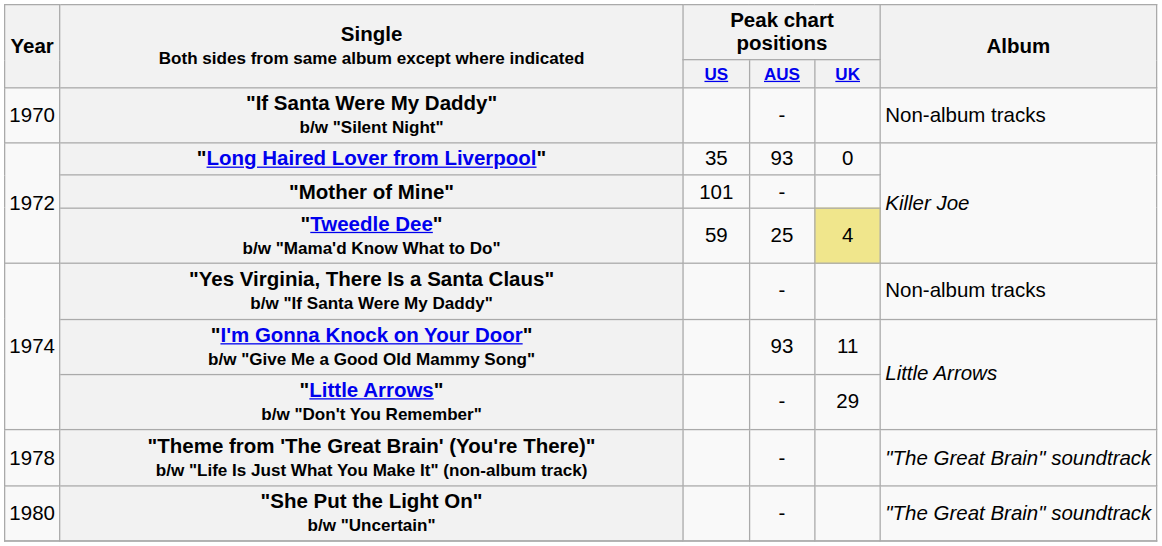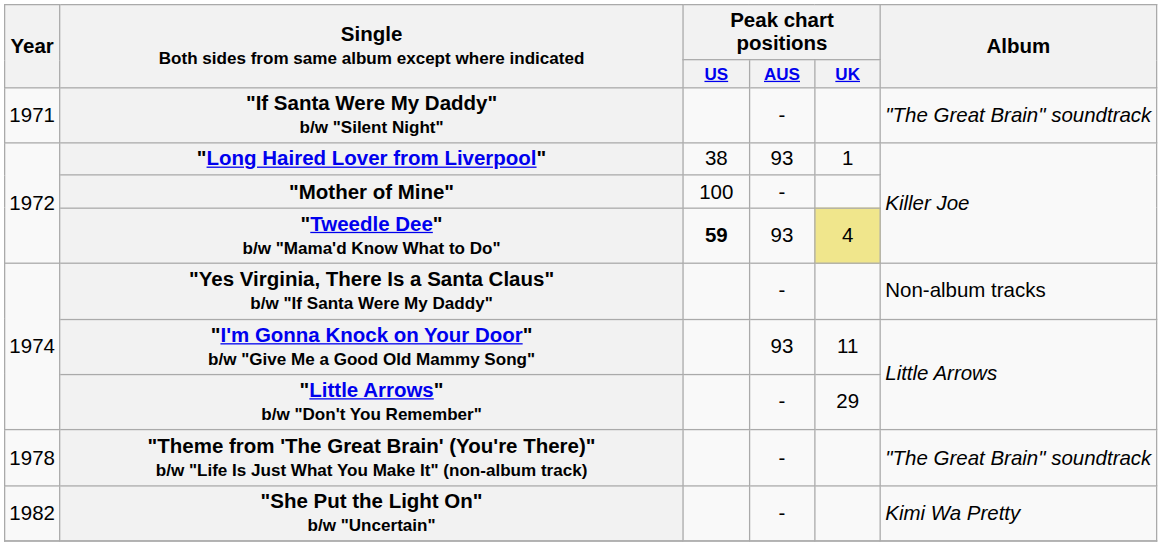(32, 115) 1970 -> (32, 115) 1971
(965, 115) Non-album tracks -> (1018, 115) "The Great Brain" soundtrack
(716, 159) 35 -> (716, 159) 38
(848, 159) 0 -> (848, 159) 1
(716, 191) 101 -> (716, 191) 100
(716, 235) normal -> (716, 235) bold
(782, 235) 25 -> (782, 235) 93
(32, 513) 1980 -> (32, 513) 1982
(1018, 513) "The Great Brain" soundtrack -> (953, 513) Kimi Wa Pretty
